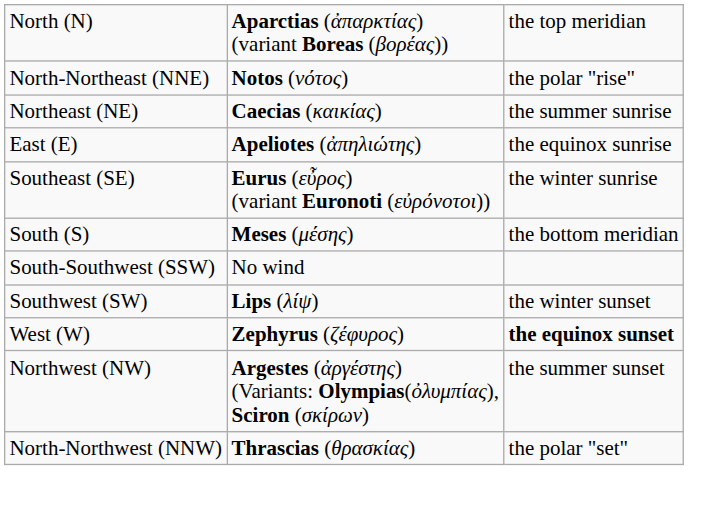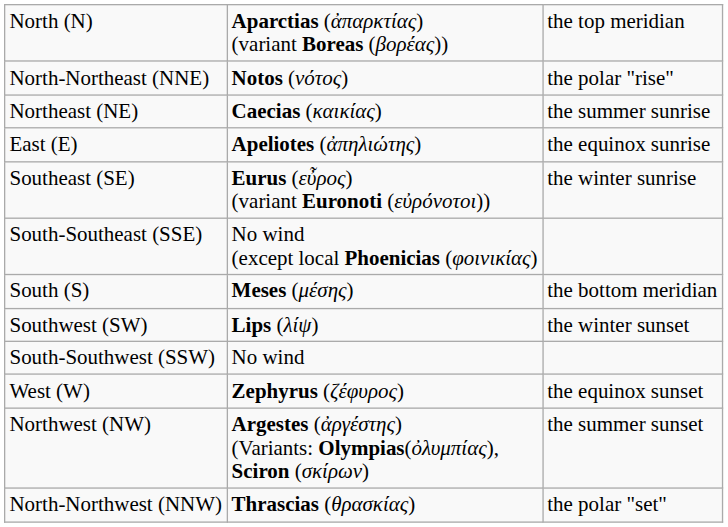+ row: (106, 234)
rows swapped: (112, 267) <-> (78, 300)
(591, 334) bold -> (625, 391) normal
